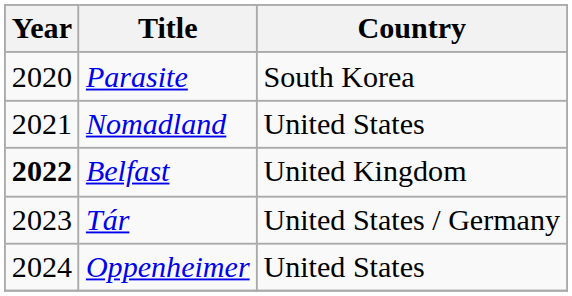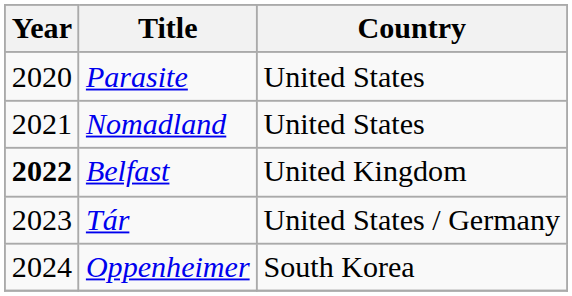(339, 76) South Korea -> (344, 76) United States
(344, 266) United States -> (339, 266) South Korea
